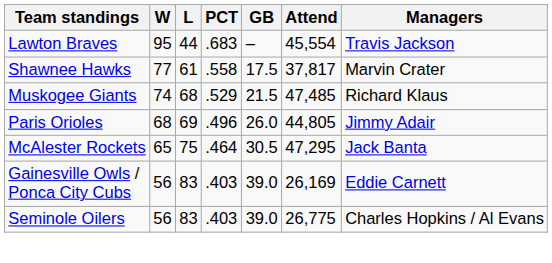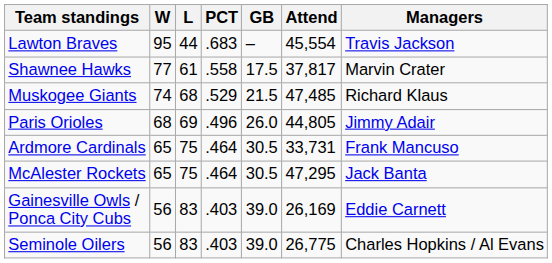+ row: (77, 148)
